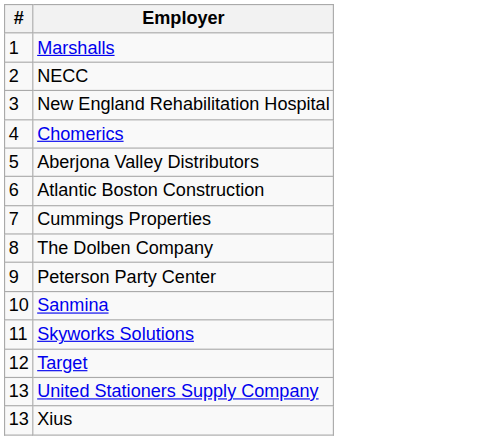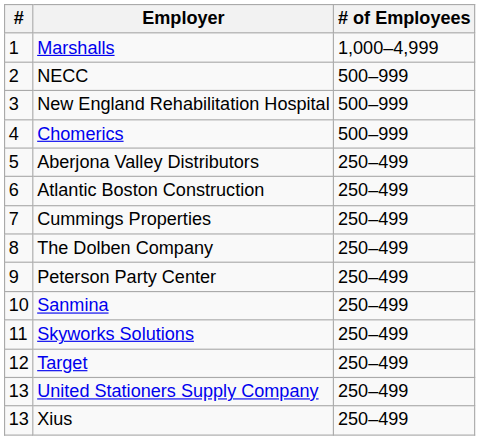+ column: (404, 18)
